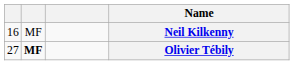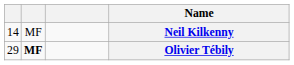(13, 32) 16 -> (13, 32) 14
(13, 50) 27 -> (13, 50) 29
